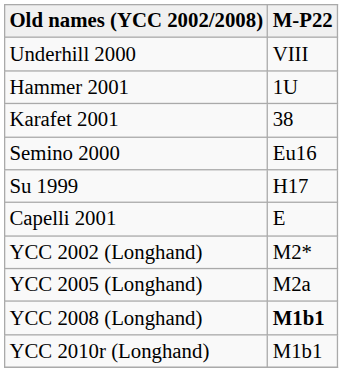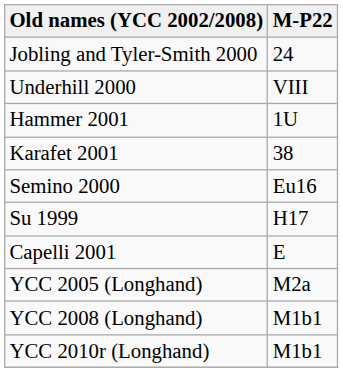+ row: (133, 53)
- row: (106, 251)
(299, 317) bold -> (298, 317) normal
